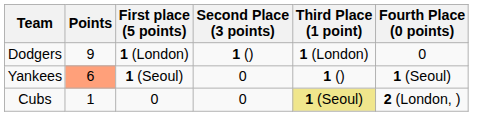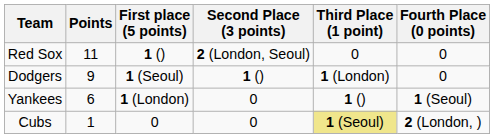+ row: (35, 54)
(154, 54) 1 (London) -> (155, 76) 1 (Seoul)
(90, 76) lightsalmon background -> (91, 99) no background
(154, 76) 1 (Seoul) -> (155, 99) 1 (London)
